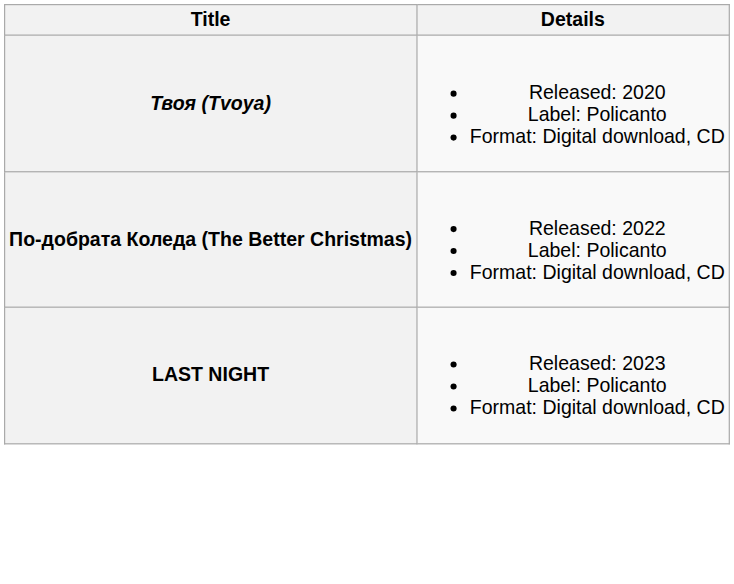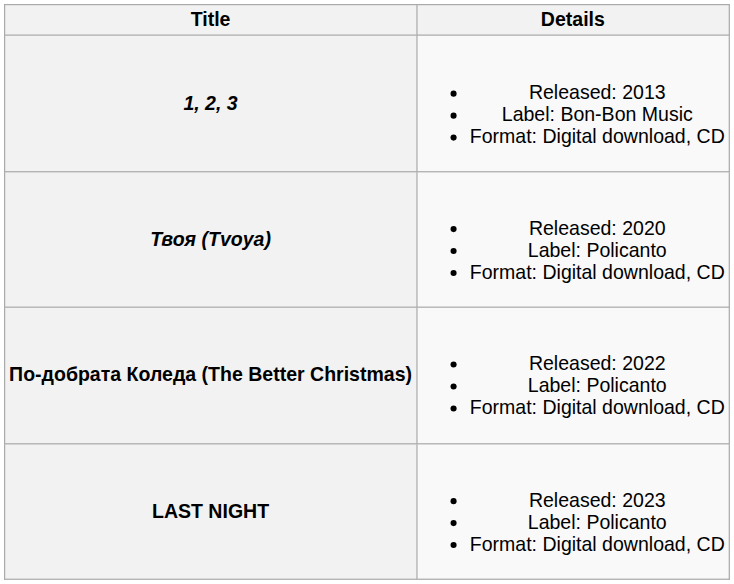+ row: (211, 103)
